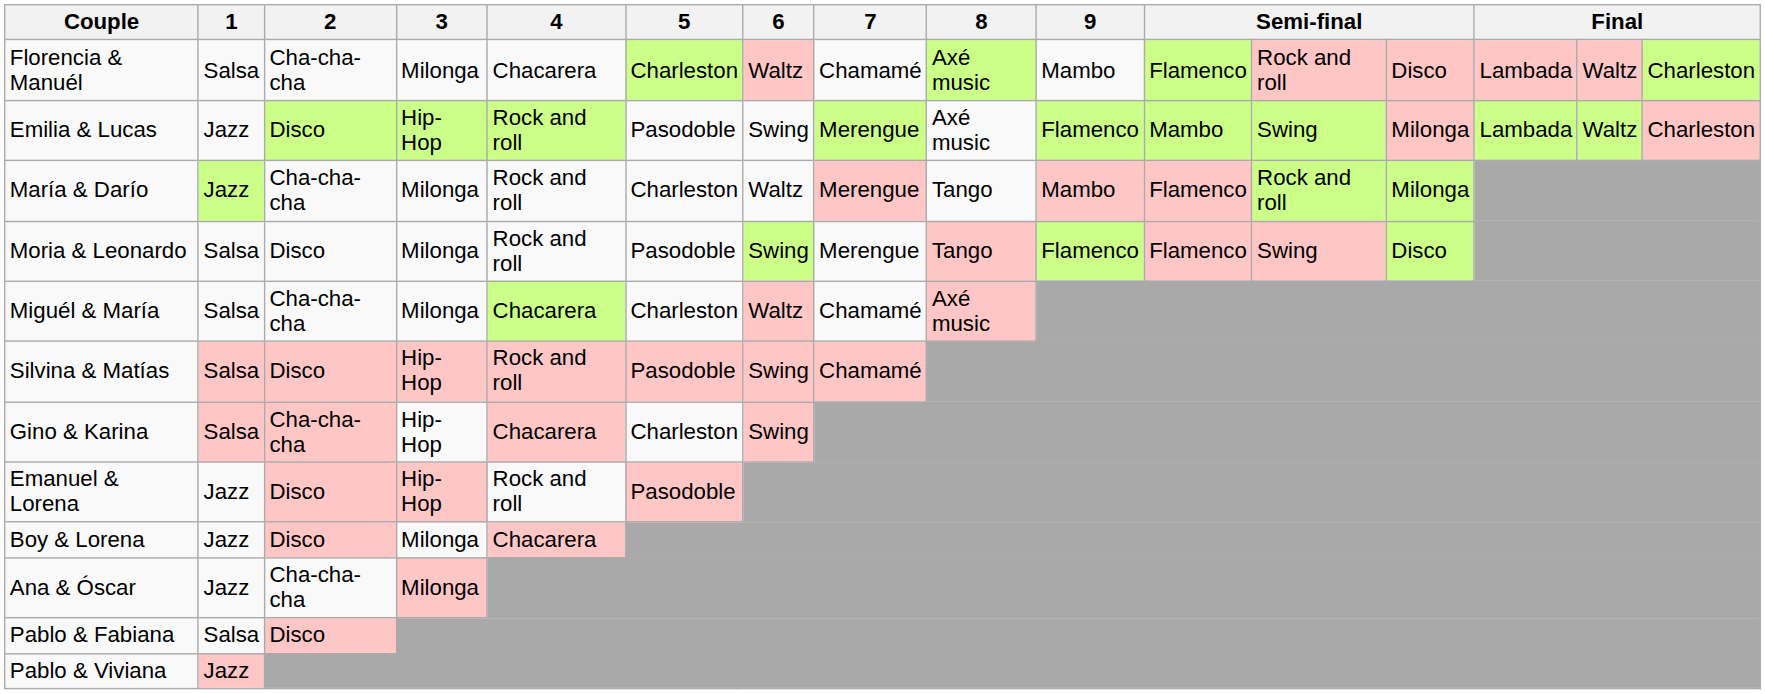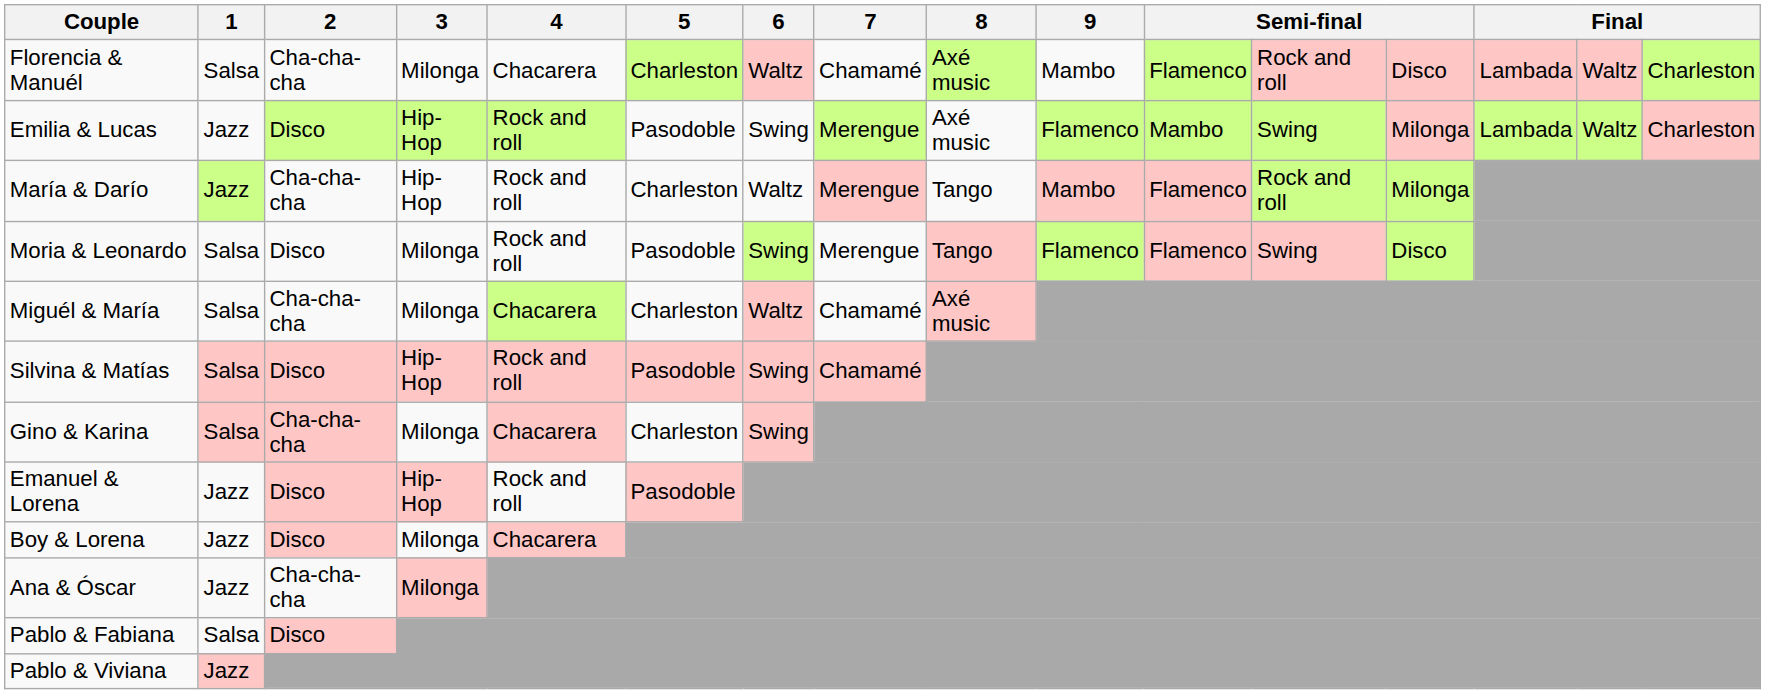(440, 190) Milonga -> (422, 190) Hip-Hop
(422, 431) Hip-Hop -> (440, 431) Milonga
